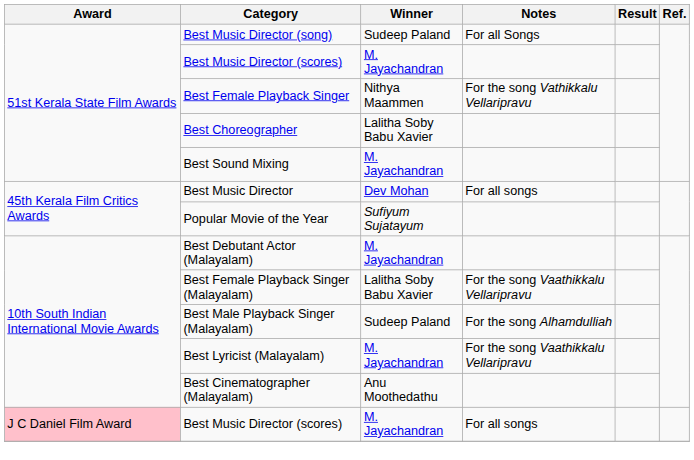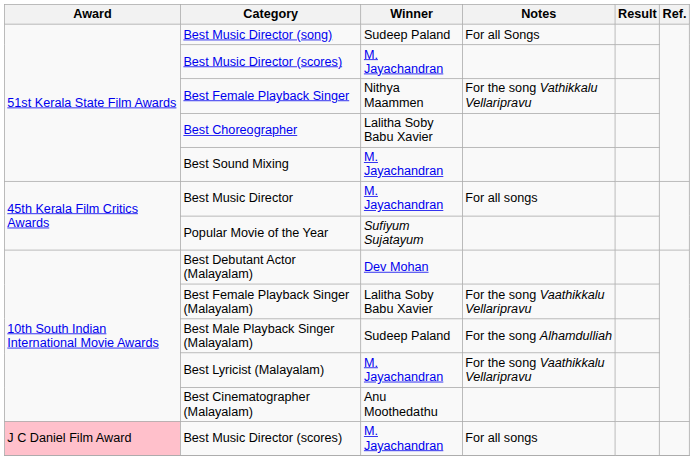(396, 191) Dev Mohan -> (404, 198) M. Jayachandran
(404, 253) M. Jayachandran -> (396, 267) Dev Mohan
